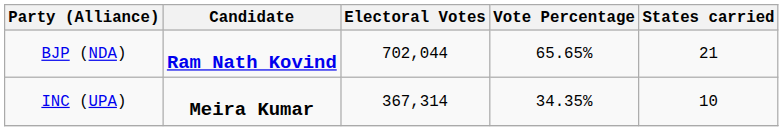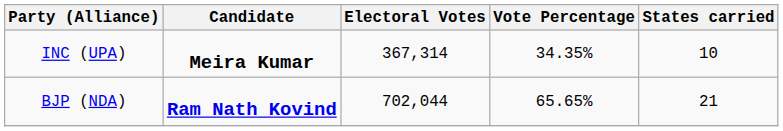rows swapped: (84, 54) <-> (84, 101)
